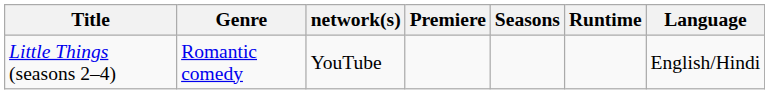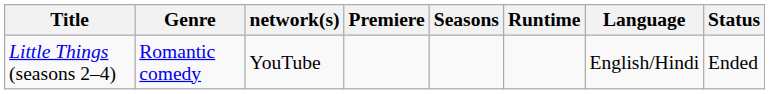+ column: (734, 19)
